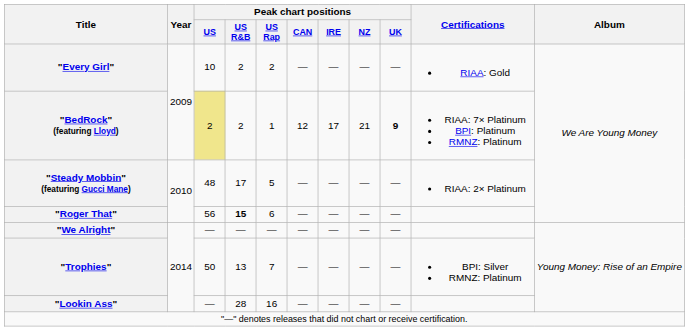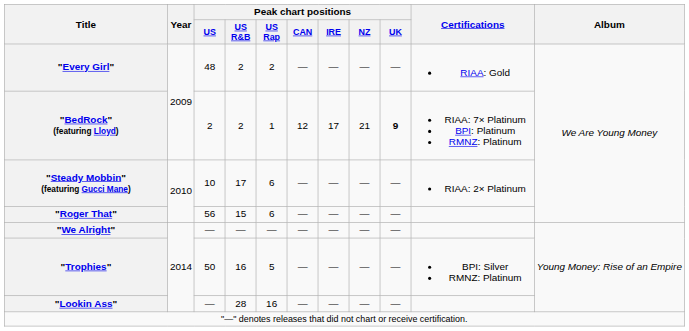(210, 67) 10 -> (210, 67) 48
(210, 125) khaki background -> (210, 125) no background
(210, 183) 48 -> (210, 183) 10
(272, 183) 5 -> (272, 183) 6
(241, 214) bold -> (241, 214) normal
(241, 267) 13 -> (241, 267) 16
(272, 267) 7 -> (272, 267) 5
